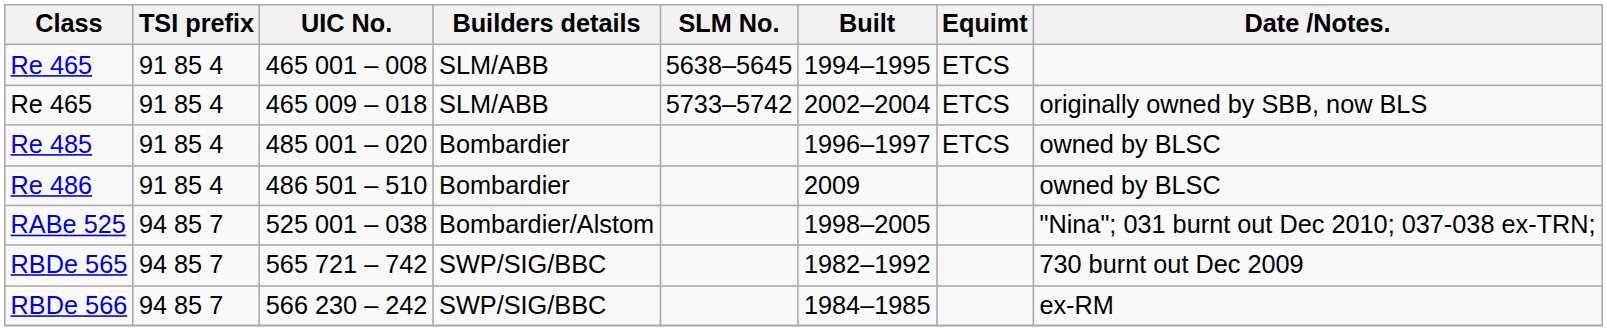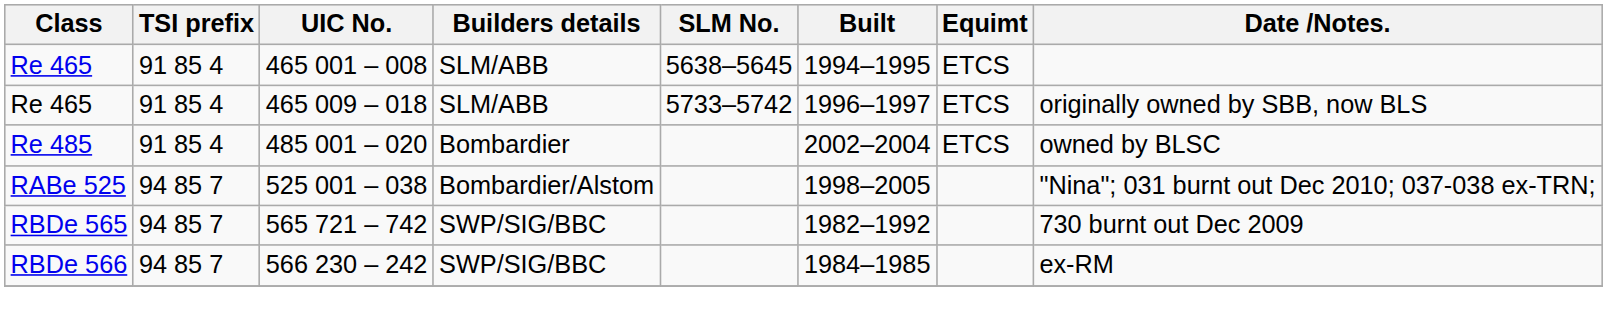(867, 104) 2002–2004 -> (867, 104) 1996–1997
(867, 144) 1996–1997 -> (867, 144) 2002–2004
- row: (347, 184)
